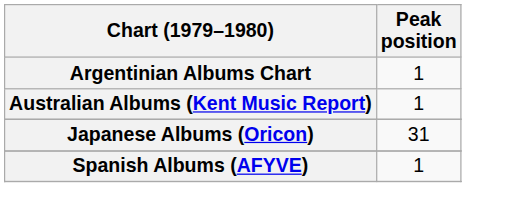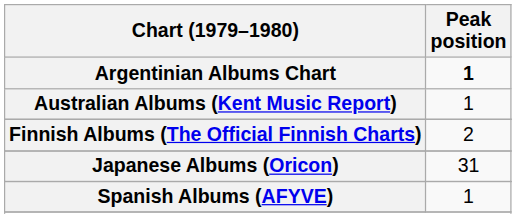(419, 72) normal -> (469, 72) bold
+ row: (215, 134)
